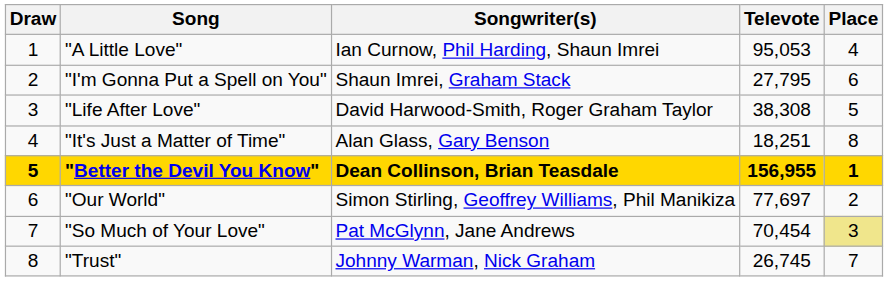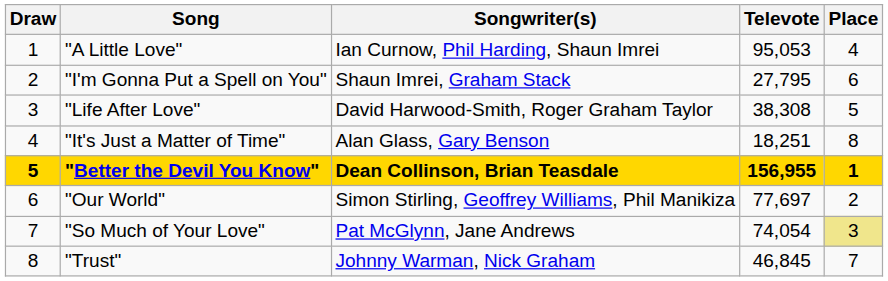(782, 230) 70,454 -> (782, 230) 74,054
(782, 261) 26,745 -> (782, 261) 46,845
